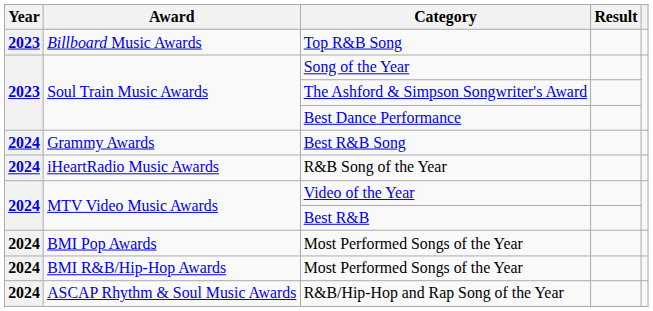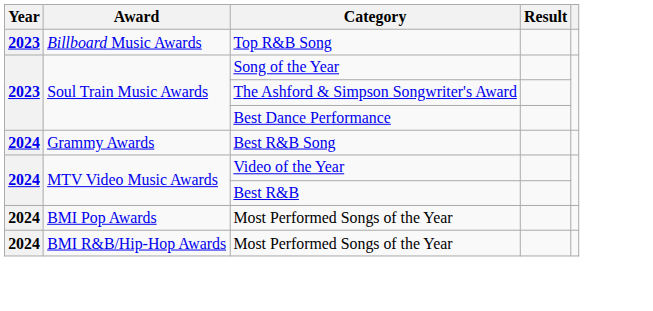- row: (133, 167)
- row: (172, 293)
